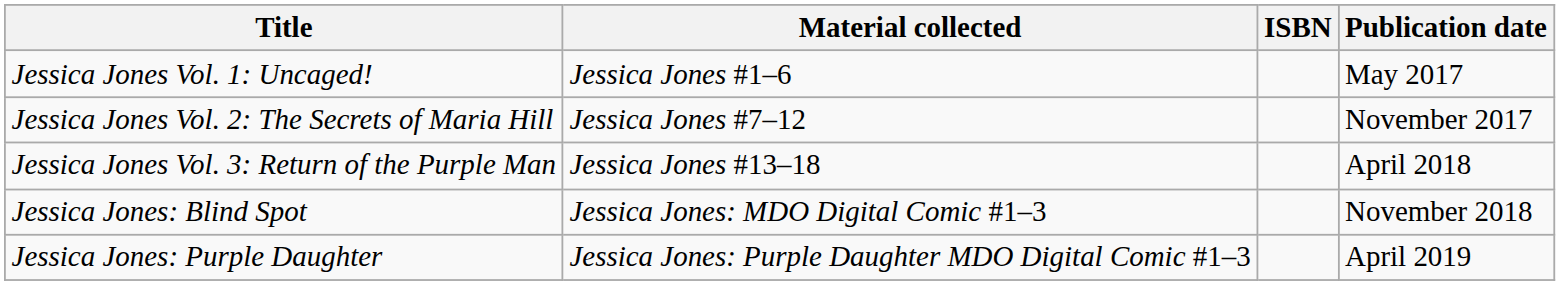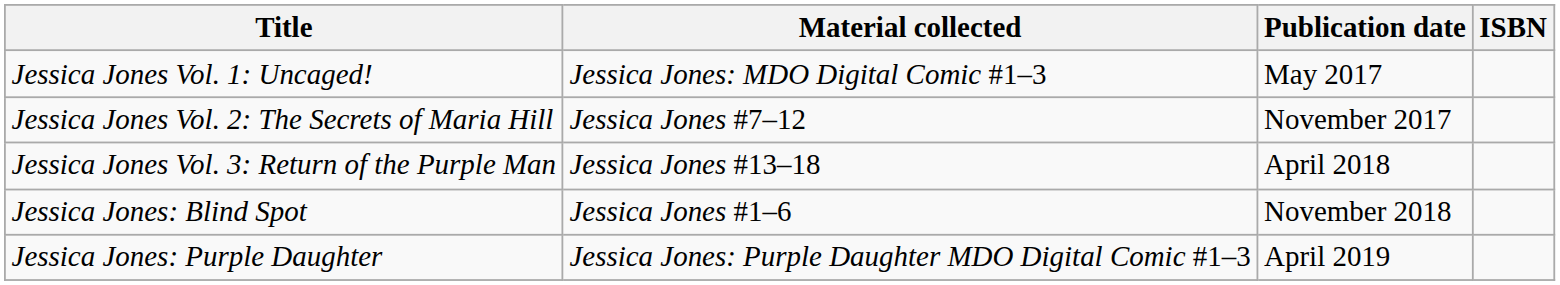columns swapped: (1446, 27) <-> (1298, 27)
(680, 73) Jessica Jones #1–6 -> (808, 73) Jessica Jones: MDO Digital Comic #1–3
(808, 211) Jessica Jones: MDO Digital Comic #1–3 -> (680, 211) Jessica Jones #1–6
